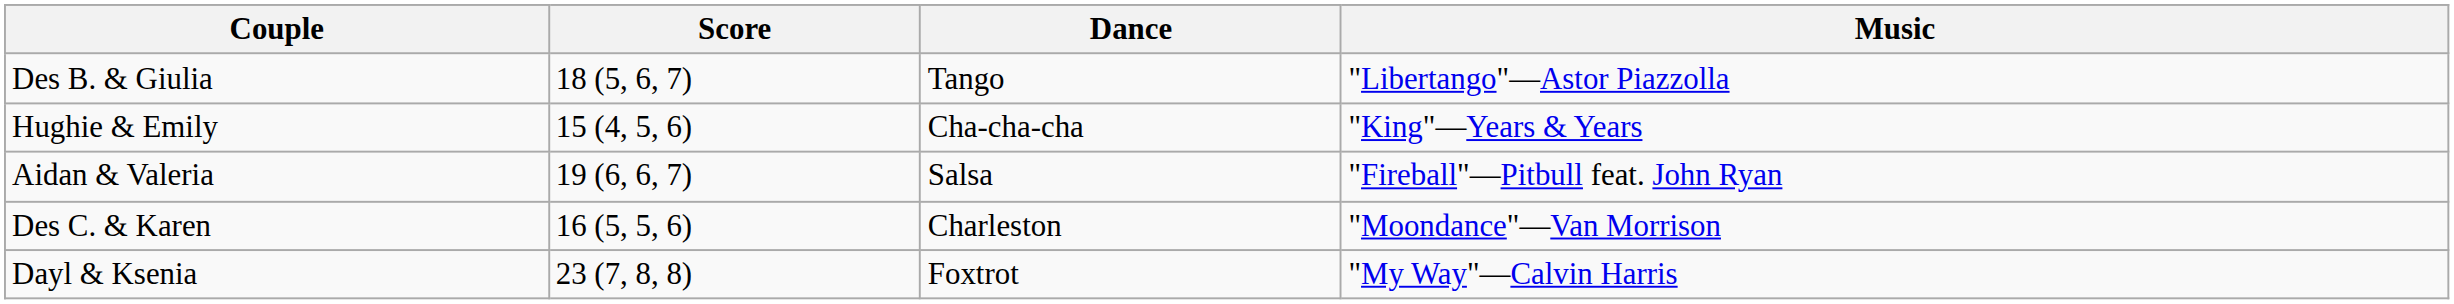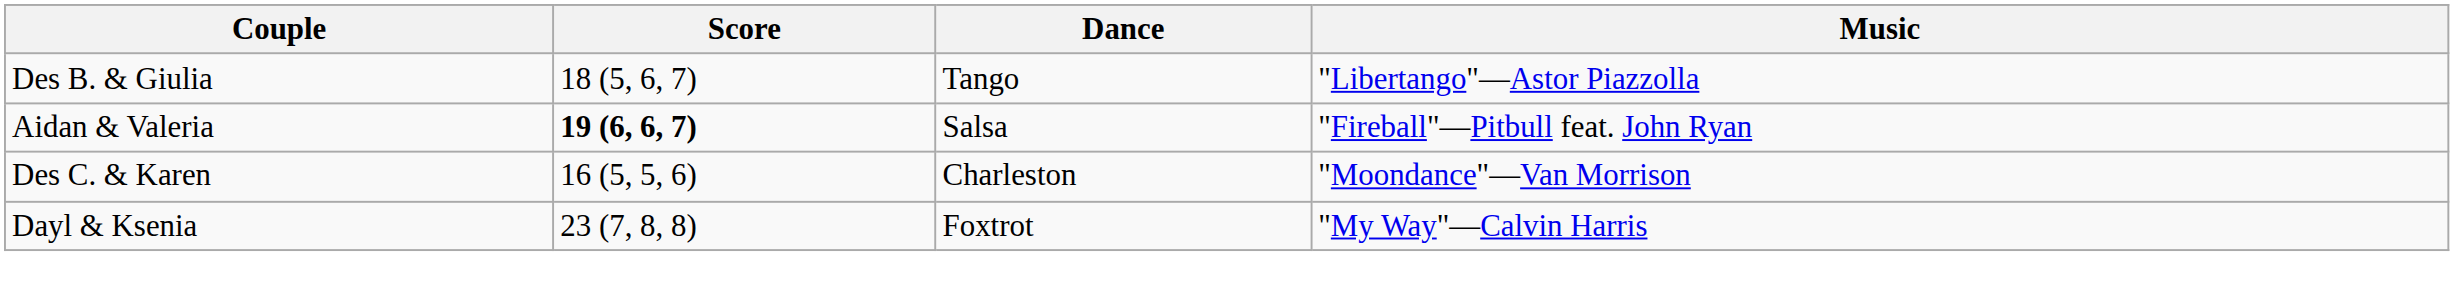- row: (115, 126)
(624, 175) normal -> (629, 126) bold
